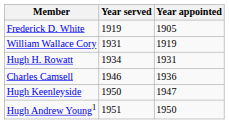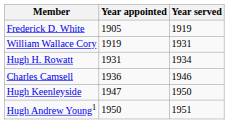columns swapped: (189, 12) <-> (126, 12)
